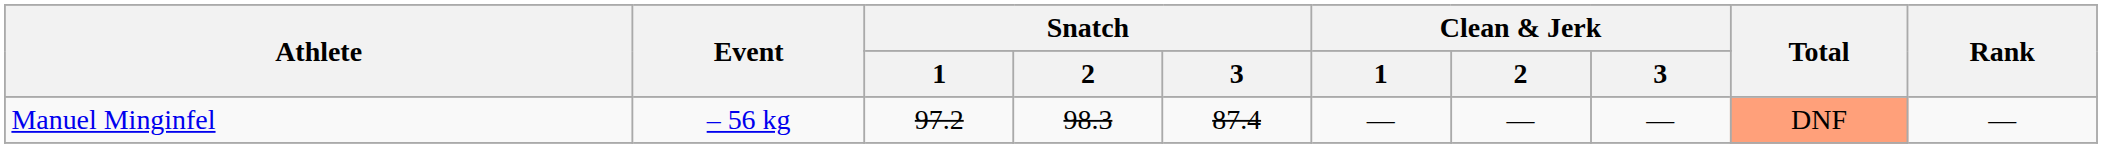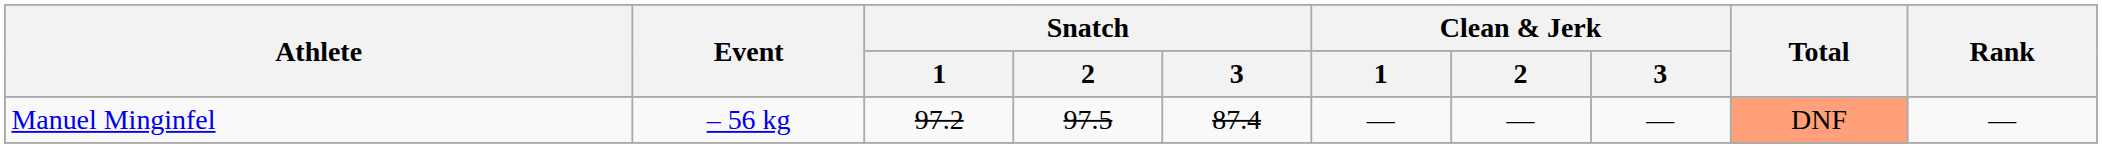(1088, 119) 98.3 -> (1088, 119) 97.5
